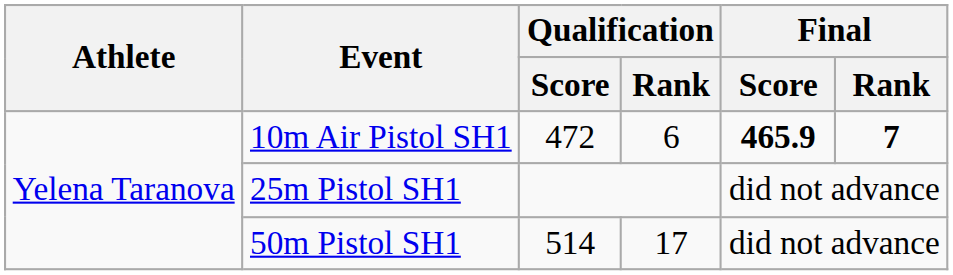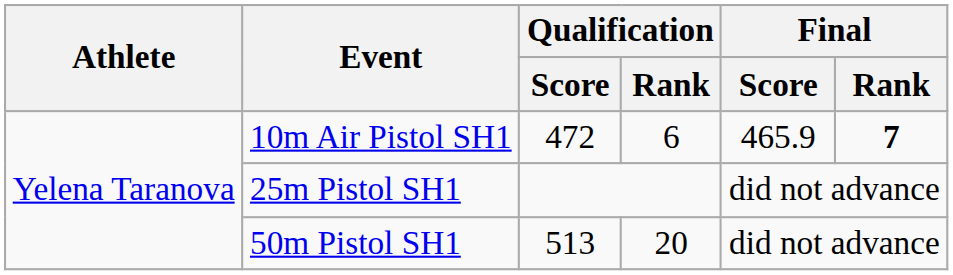(778, 136) bold -> (778, 136) normal
(570, 242) 514 -> (570, 242) 513
(671, 242) 17 -> (671, 242) 20
